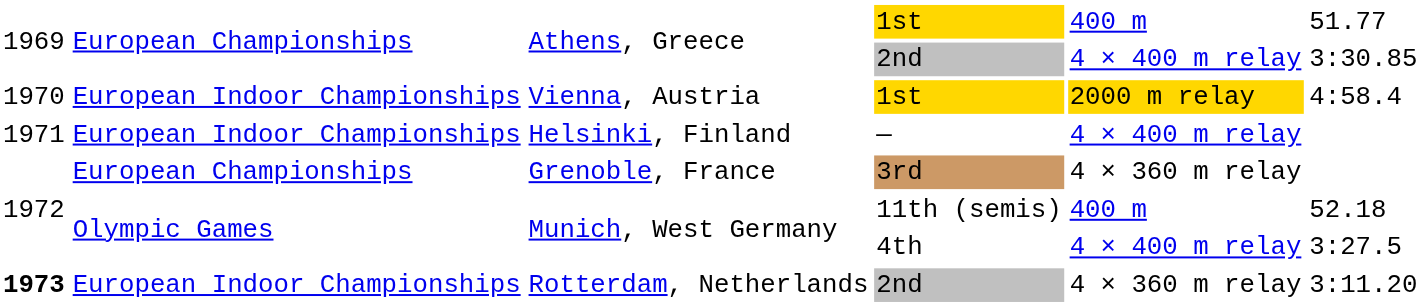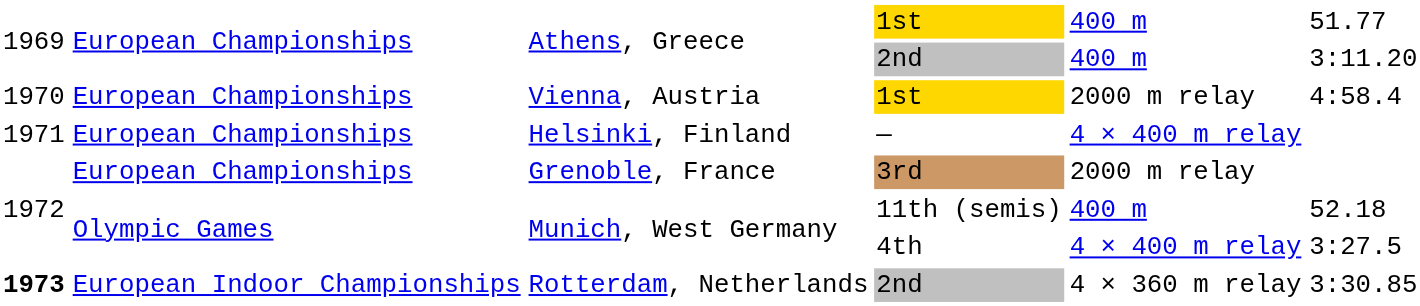(1185, 59) 4 × 400 m relay -> (1108, 59) 400 m
(1363, 59) 3:30.85 -> (1363, 59) 3:11.20
(297, 97) European Indoor Championships -> (243, 97) European Championships
(1162, 97) gold background -> (1162, 97) no background
(297, 135) European Indoor Championships -> (243, 135) European Championships
(1185, 172) 4 × 360 m relay -> (1162, 172) 2000 m relay
(1363, 285) 3:11.20 -> (1363, 285) 3:30.85
